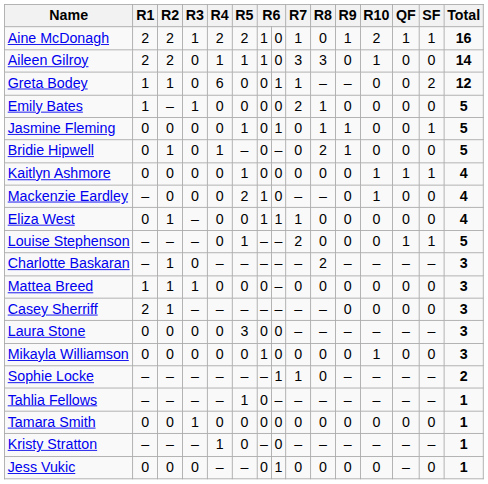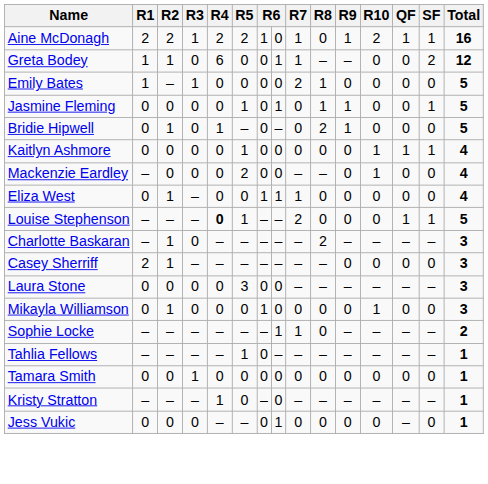- row: (48, 60)
(264, 196) 1 -> (264, 173) 0
(220, 241) normal -> (220, 219) bold
- row: (50, 286)
(170, 354) 0 -> (170, 309) 1
